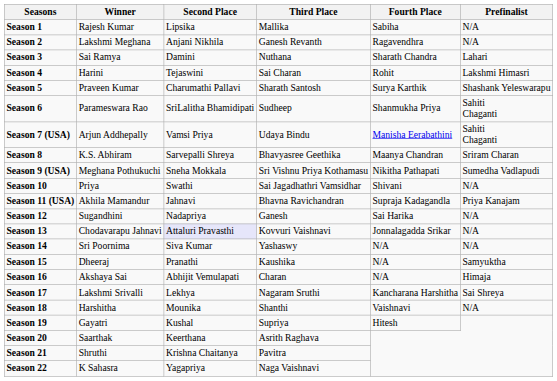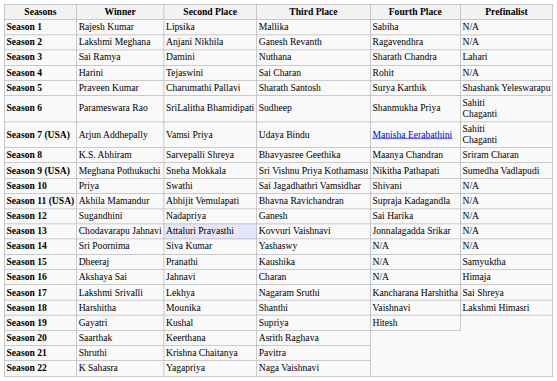(496, 73) Lakshmi Himasri -> (471, 73) N/A
(181, 201) Jahnavi -> (203, 201) Abhijit Vemulapati
(491, 201) Priya Kanajam -> (471, 201) N/A
(203, 277) Abhijit Vemulapati -> (181, 277) Jahnavi
(471, 307) N/A -> (496, 307) Lakshmi Himasri
